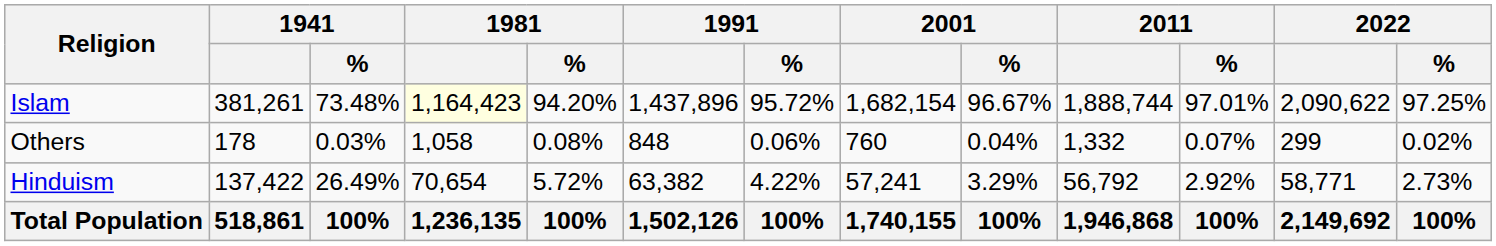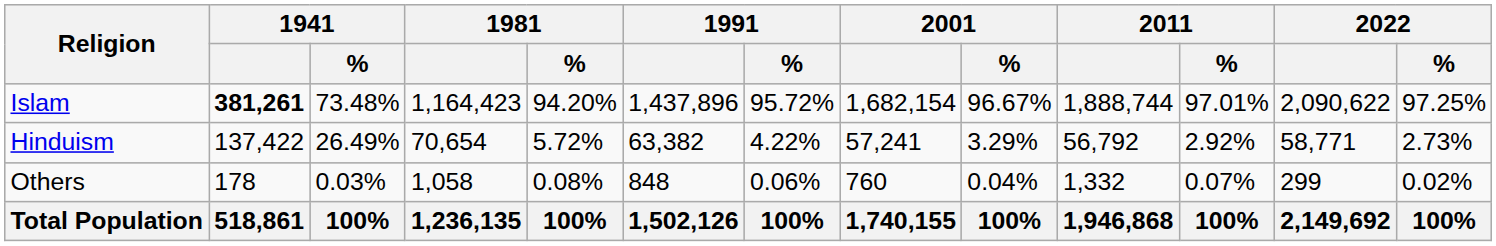(259, 102) normal -> (259, 102) bold
(466, 102) lightyellow background -> (466, 102) no background
rows swapped: (62, 181) <-> (48, 142)
